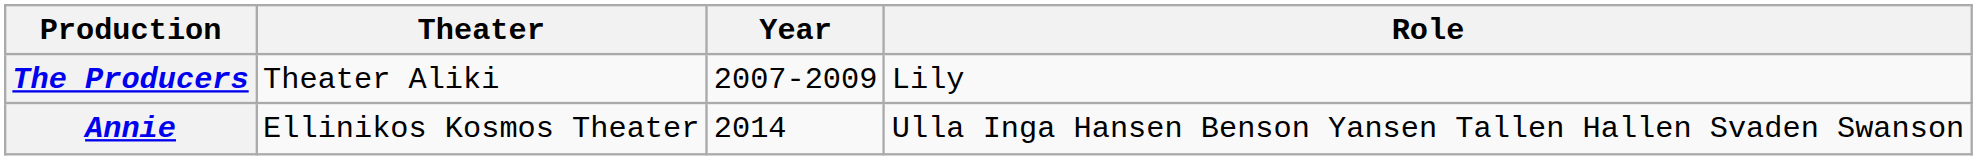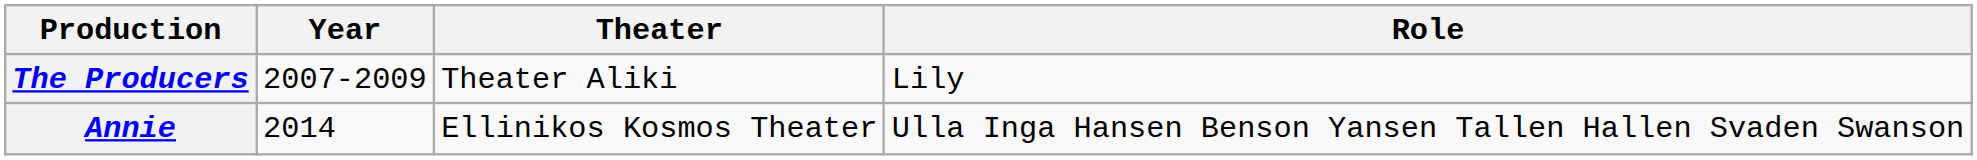columns swapped: (796, 30) <-> (481, 30)
